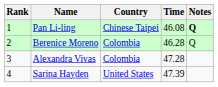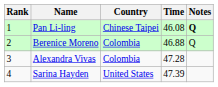(174, 43) 46.28 -> (174, 43) 46.88
